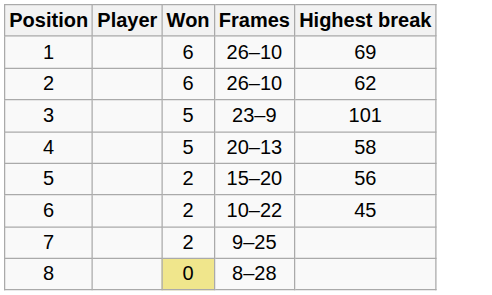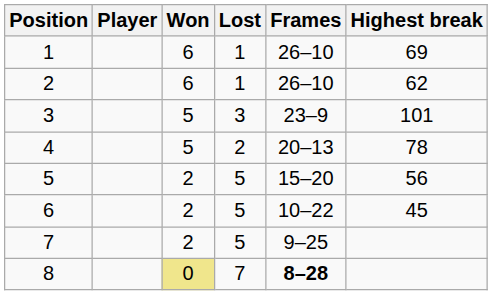+ column: (240, 20)
(365, 147) 58 -> (417, 147) 78
(254, 274) normal -> (306, 274) bold
